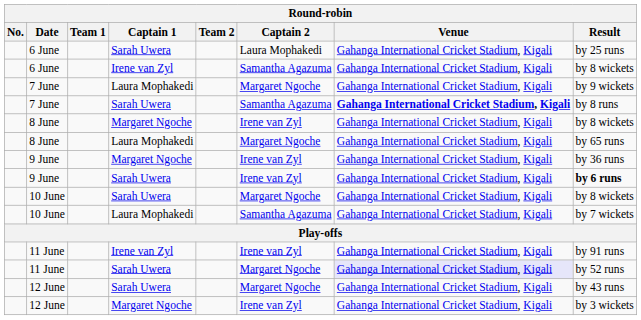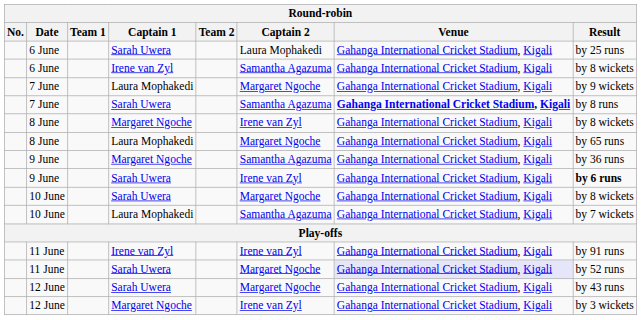(271, 159) Irene van Zyl -> (286, 159) Samantha Agazuma
